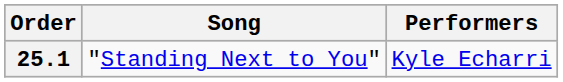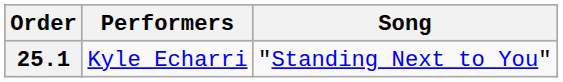columns swapped: (472, 23) <-> (234, 23)
